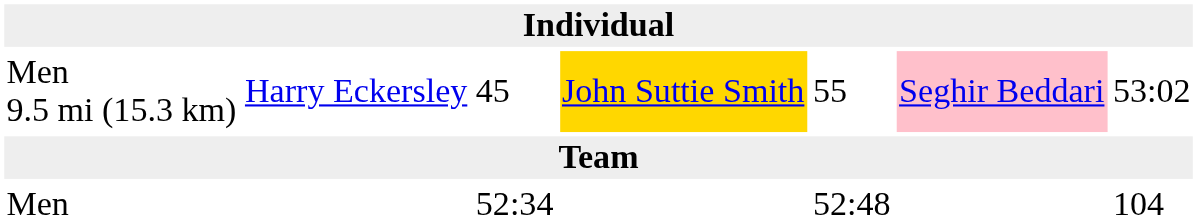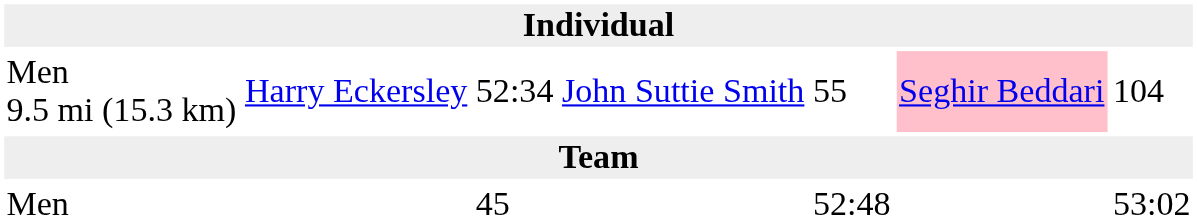(493, 91) 45 -> (515, 91) 52:34
(683, 91) gold background -> (683, 91) no background
(1152, 91) 53:02 -> (1139, 91) 104
(515, 203) 52:34 -> (493, 203) 45
(1139, 203) 104 -> (1152, 203) 53:02
